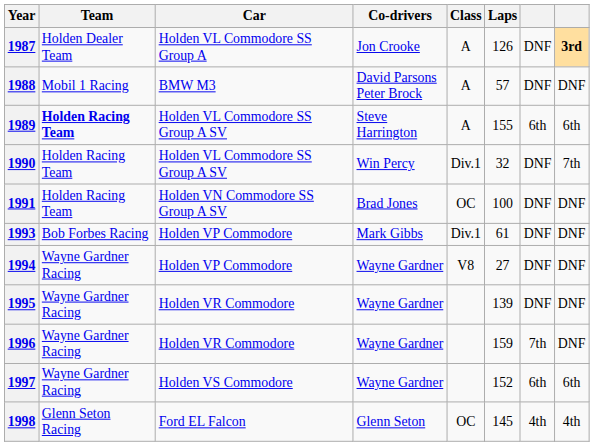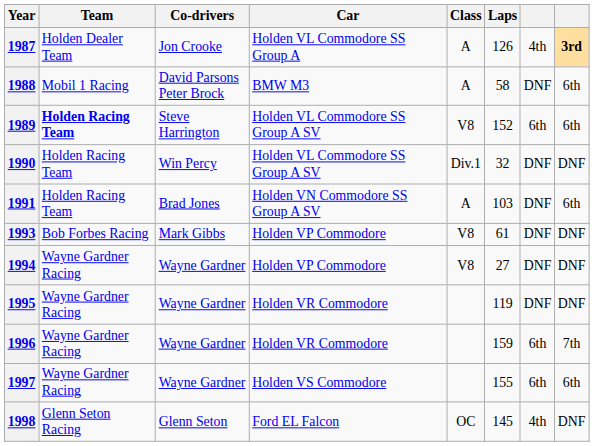columns swapped: (400, 16) <-> (254, 16)
(538, 47) DNF -> (538, 47) 4th
(503, 86) 57 -> (503, 86) 58
(572, 86) DNF -> (572, 86) 6th
(466, 125) A -> (466, 125) V8
(503, 125) 155 -> (503, 125) 152
(572, 164) 7th -> (572, 164) DNF
(466, 203) OC -> (466, 203) A
(503, 203) 100 -> (503, 203) 103
(572, 203) DNF -> (572, 203) 6th
(466, 234) Div.1 -> (466, 234) V8
(503, 304) 139 -> (503, 304) 119
(538, 343) 7th -> (538, 343) 6th
(572, 343) DNF -> (572, 343) 7th
(503, 383) 152 -> (503, 383) 155
(572, 422) 4th -> (572, 422) DNF
